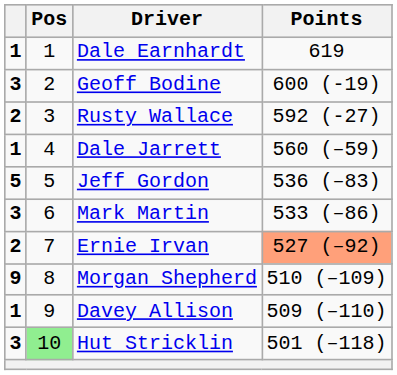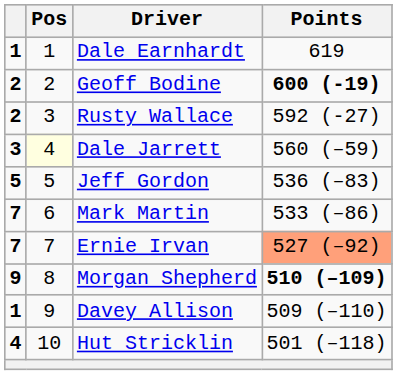(16, 86) 3 -> (16, 86) 2
(327, 86) normal -> (327, 86) bold
(16, 150) 1 -> (16, 150) 3
(49, 150) no background -> (49, 150) lightyellow background
(16, 215) 3 -> (16, 215) 7
(16, 247) 2 -> (16, 247) 7
(327, 280) normal -> (327, 280) bold
(16, 344) 3 -> (16, 344) 4
(49, 344) lightgreen background -> (49, 344) no background
